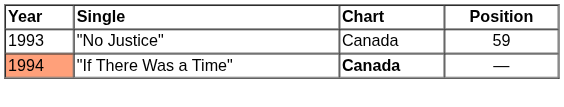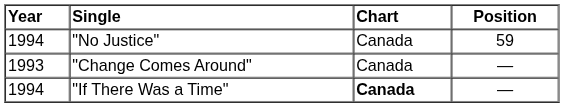(26, 41) 1993 -> (26, 41) 1994
+ row: (162, 65)
(26, 65) lightsalmon background -> (26, 89) no background
